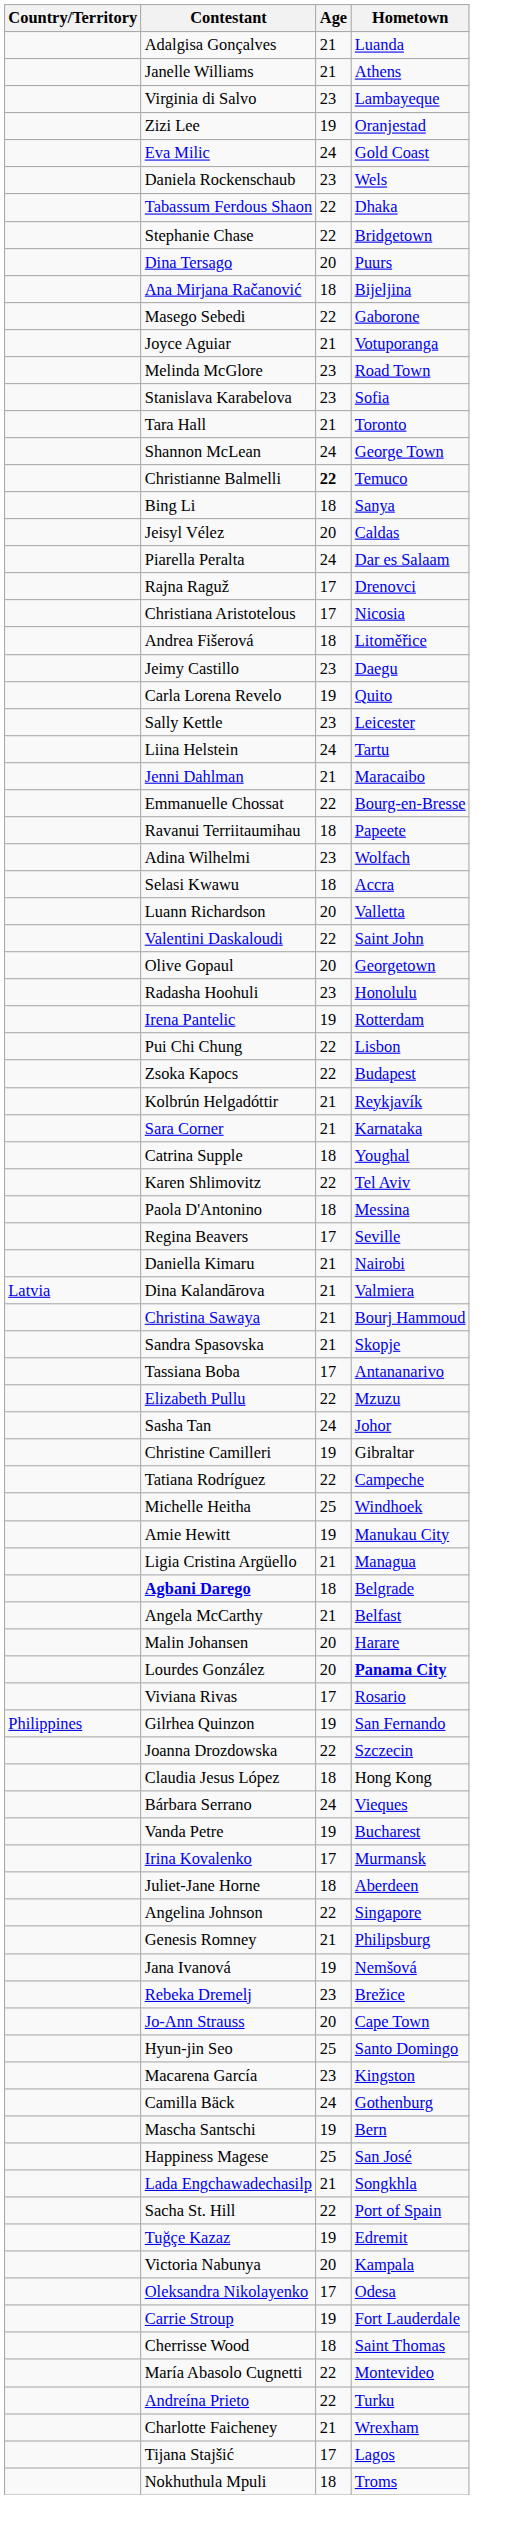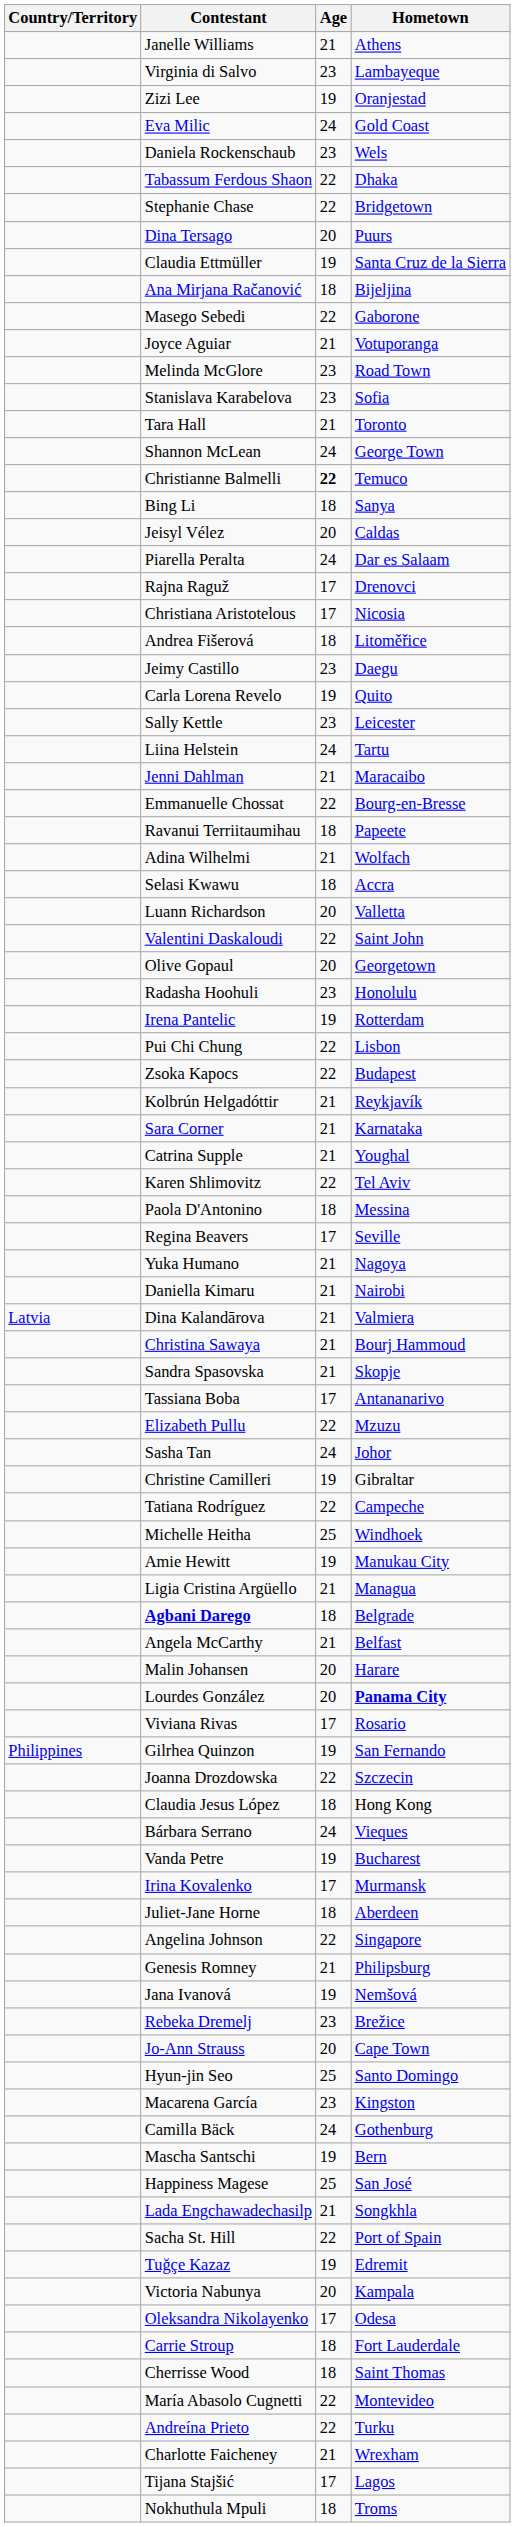- row: (211, 45)
+ row: (203, 261)
(328, 857) 23 -> (328, 857) 21
(328, 1155) 18 -> (328, 1155) 21
+ row: (192, 1263)
(328, 2318) 19 -> (328, 2346) 18
